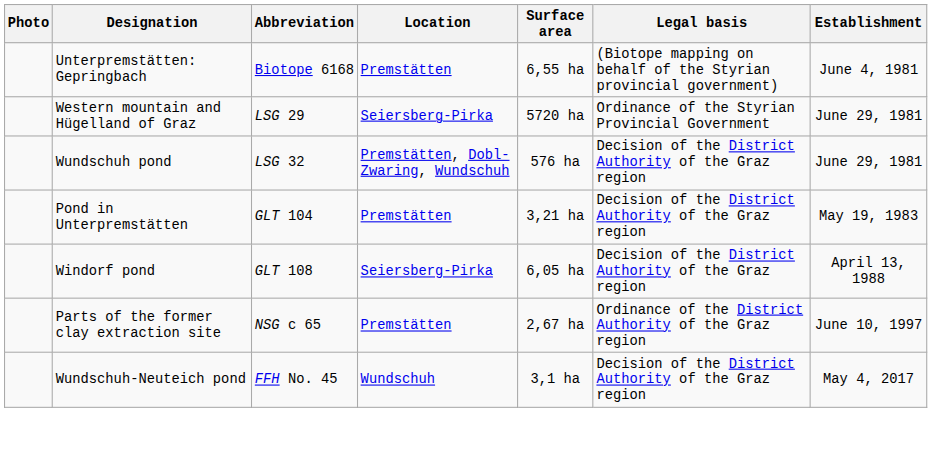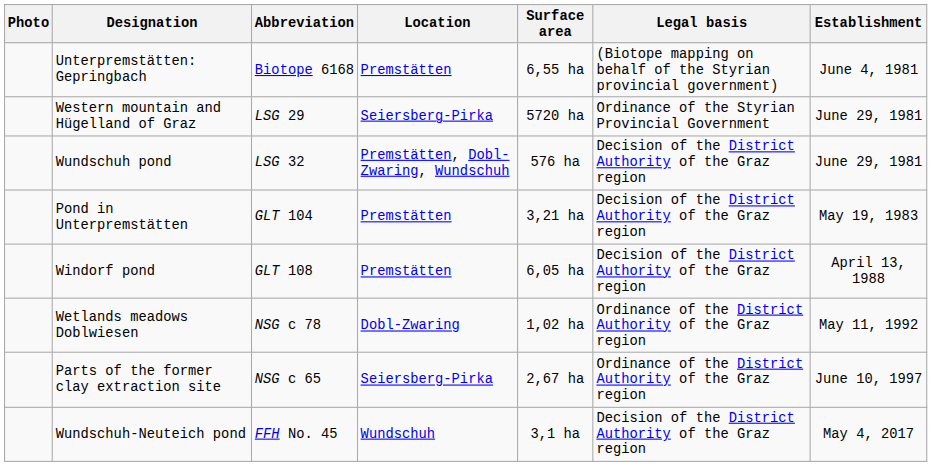(427, 271) Seiersberg-Pirka -> (406, 271) Premstätten
+ row: (122, 325)
(406, 325) Premstätten -> (427, 380) Seiersberg-Pirka
